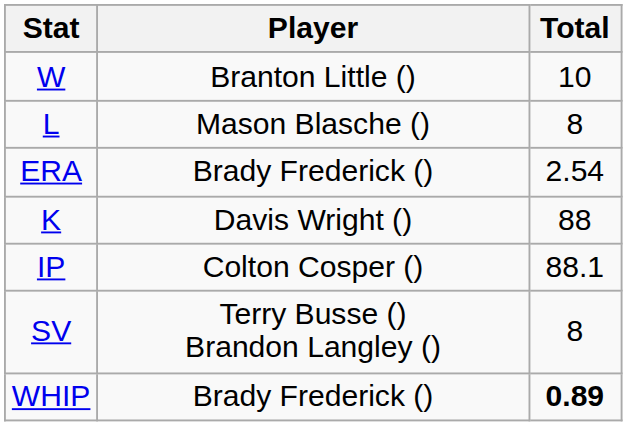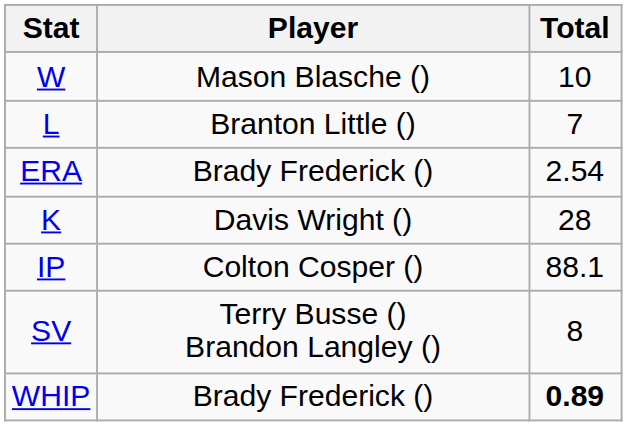(313, 76) Branton Little () -> (313, 76) Mason Blasche ()
(313, 123) Mason Blasche () -> (313, 123) Branton Little ()
(575, 123) 8 -> (575, 123) 7
(575, 219) 88 -> (575, 219) 28
